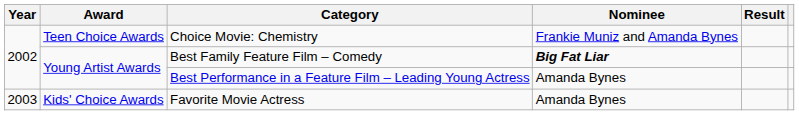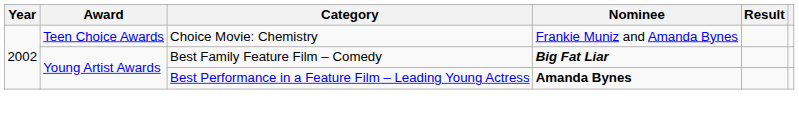(581, 78) normal -> (584, 78) bold
- row: (237, 99)
